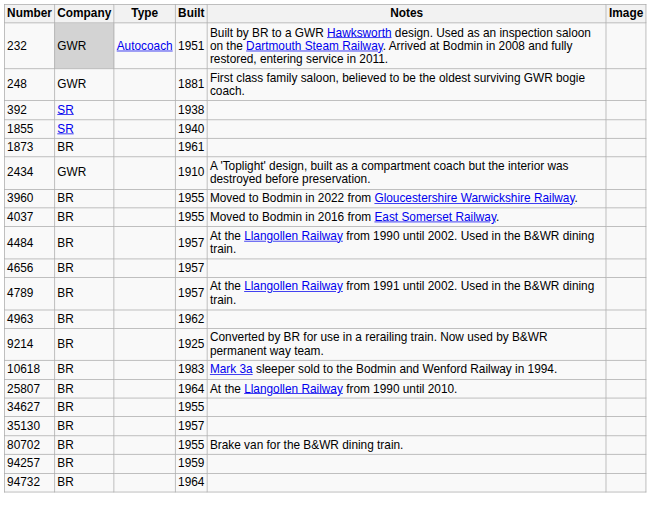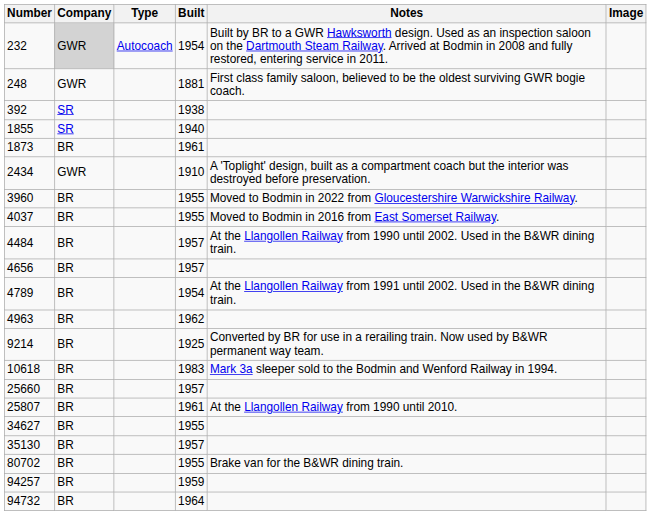(191, 45) 1951 -> (191, 45) 1954
(191, 293) 1957 -> (191, 293) 1954
+ row: (24, 388)
(191, 388) 1964 -> (191, 407) 1961
